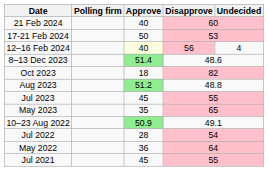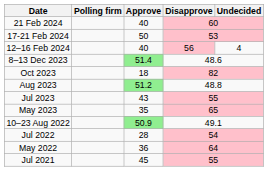(144, 47) lightyellow background -> (144, 47) no background
(144, 97) 45 -> (144, 97) 43
